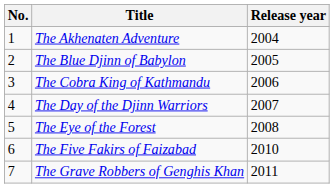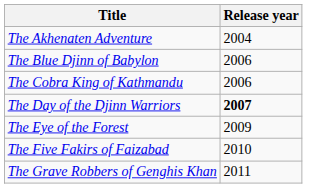- column: (18, 15)
(265, 60) 2005 -> (237, 60) 2006
(265, 104) normal -> (237, 104) bold
(265, 127) 2008 -> (237, 127) 2009
